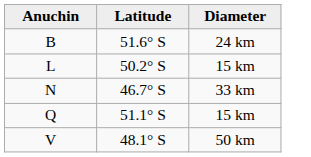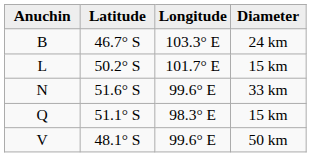+ column: (193, 16)
(143, 41) 51.6° S -> (117, 41) 46.7° S
(143, 90) 46.7° S -> (117, 90) 51.6° S
